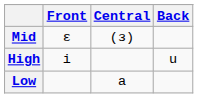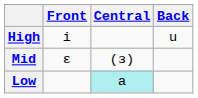rows swapped: (24, 60) <-> (24, 38)
(122, 82) no background -> (122, 82) paleturquoise background
